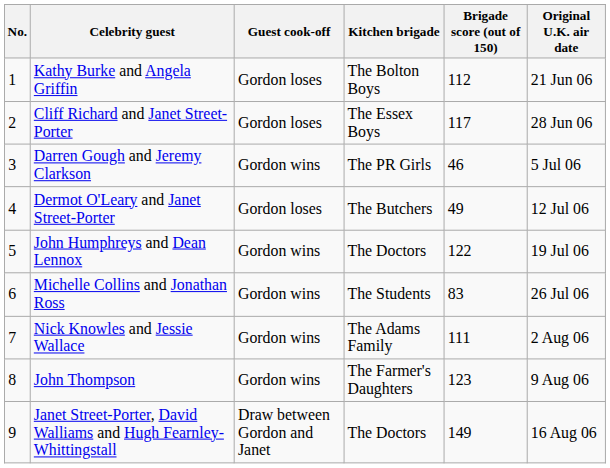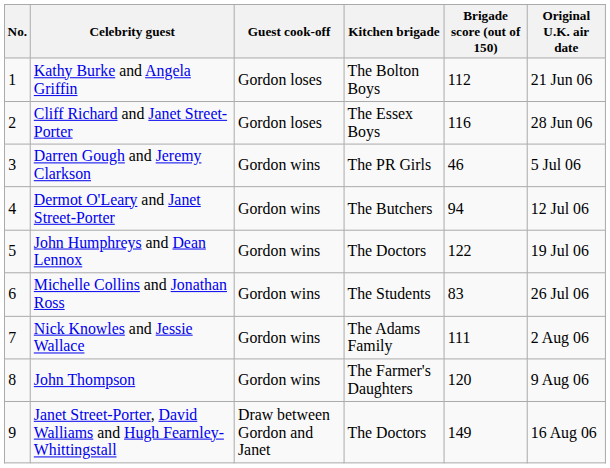(459, 122) 117 -> (459, 122) 116
(280, 208) Gordon loses -> (279, 208) Gordon wins
(456, 208) 49 -> (456, 208) 94
(460, 380) 123 -> (460, 380) 120
